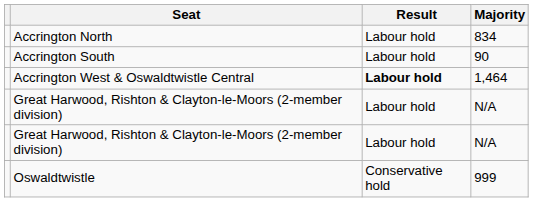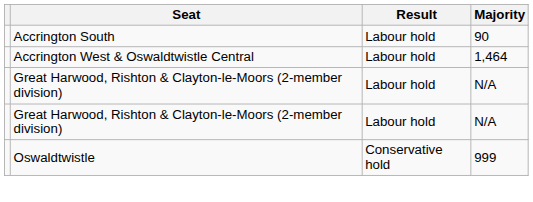- row: (63, 36)
(404, 78) bold -> (400, 57) normal
